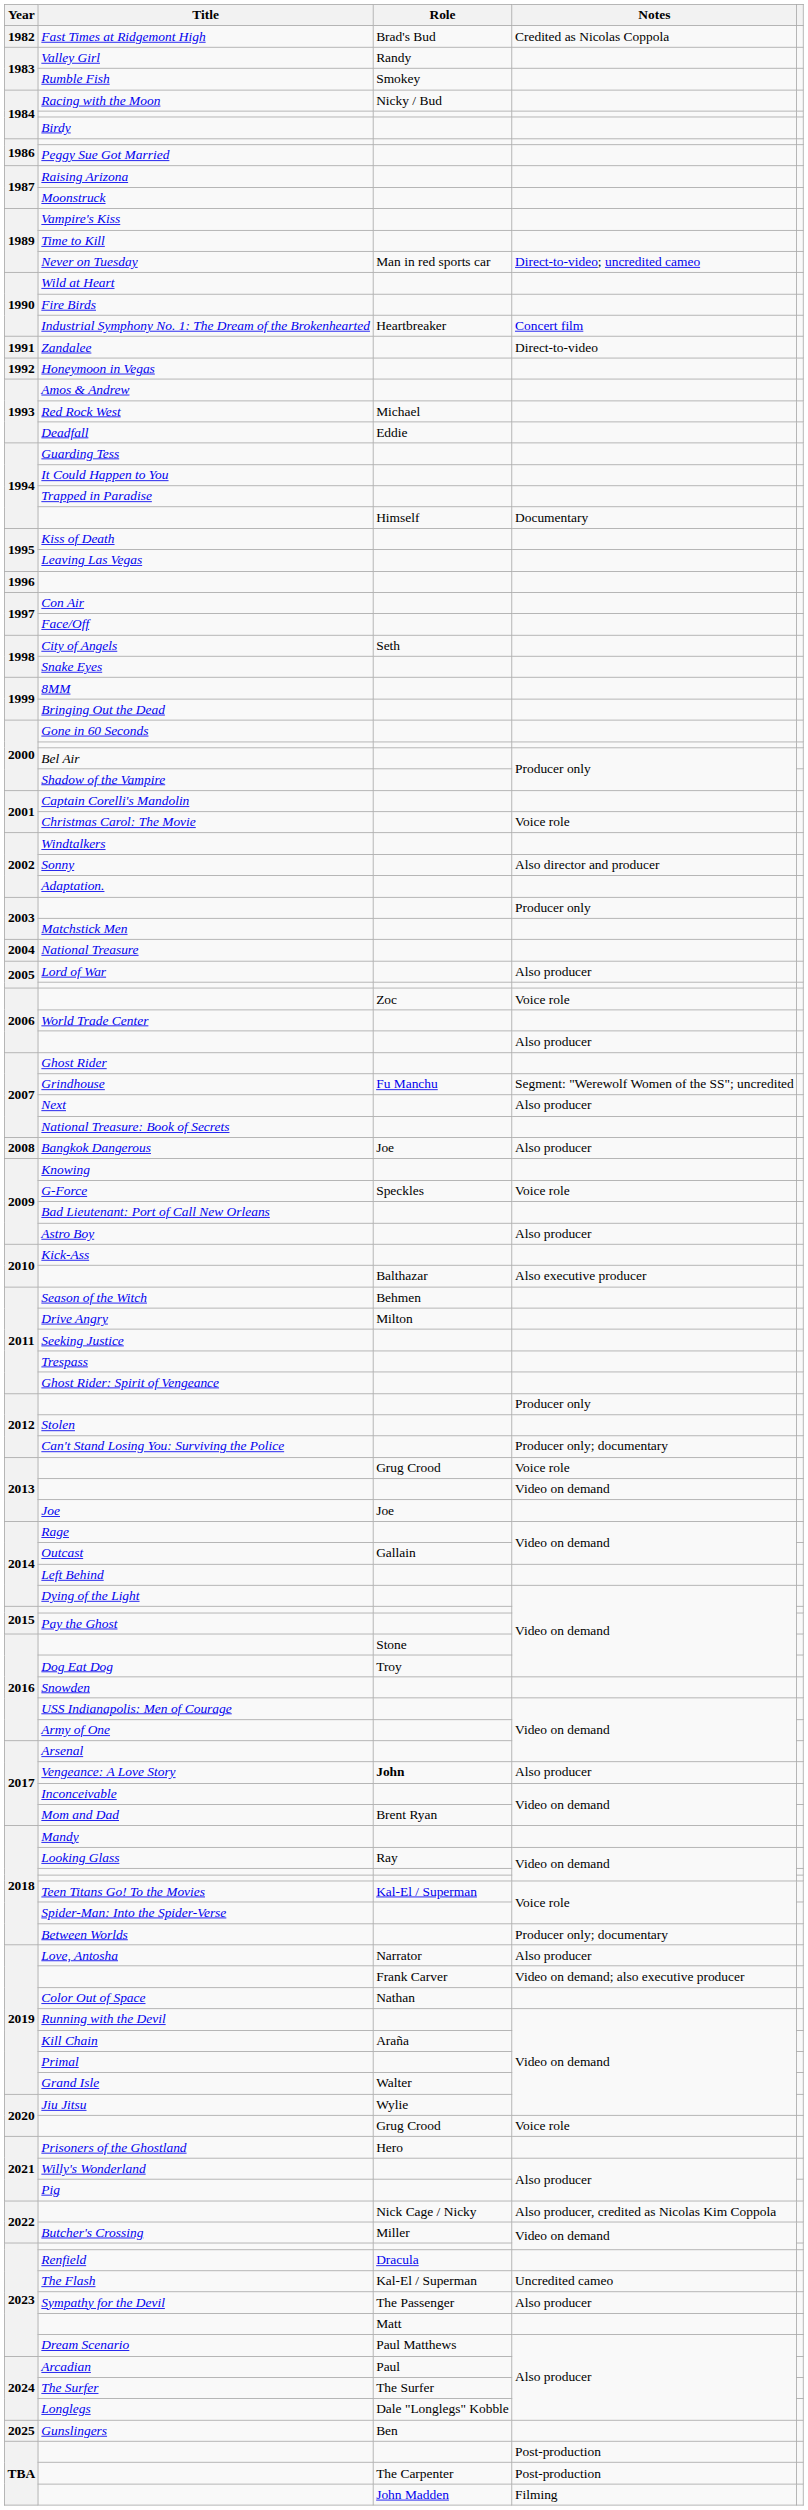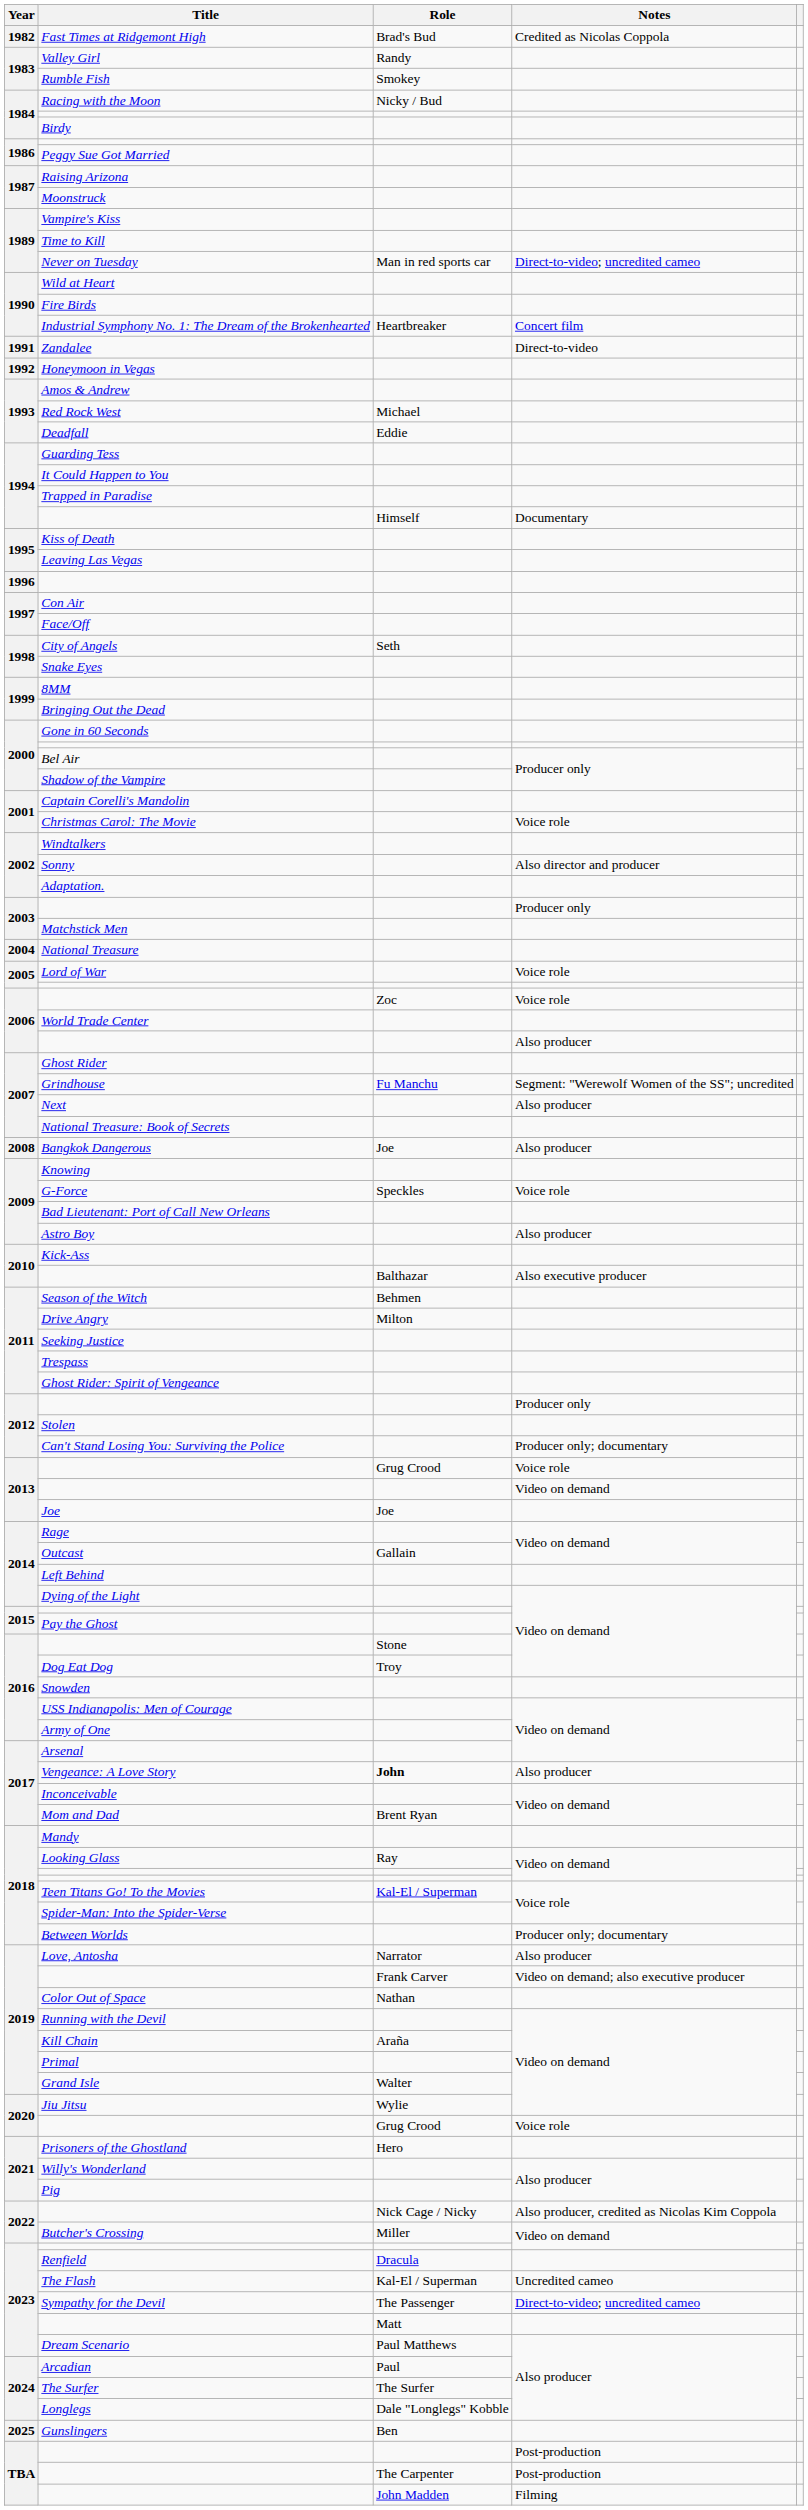(553, 971) Also producer -> (542, 971) Voice role
(553, 2302) Also producer -> (608, 2302) Direct-to-video; uncredited cameo
